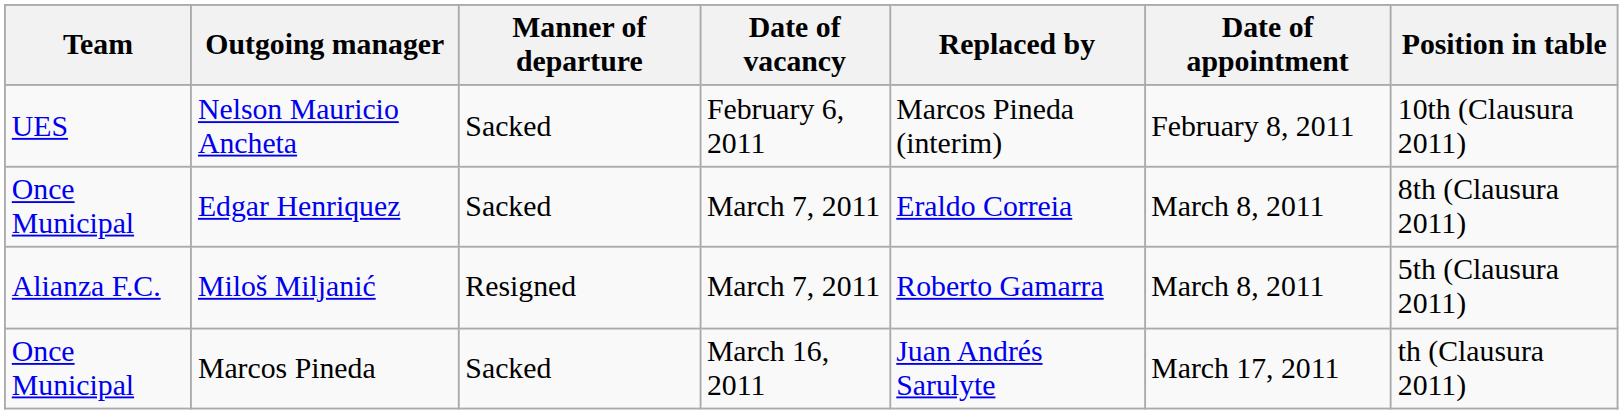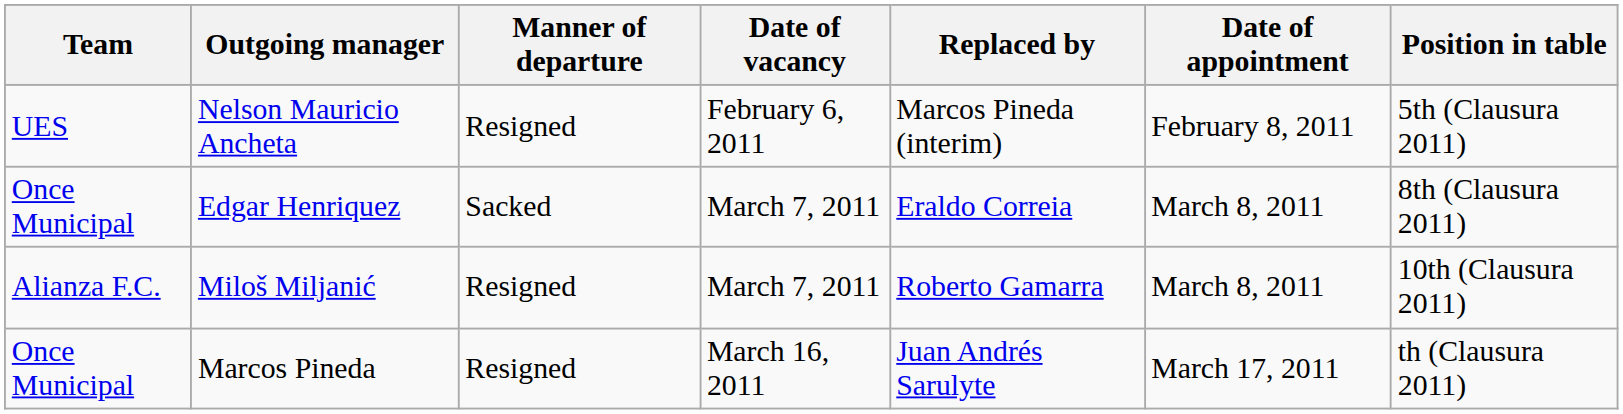(508, 125) Sacked -> (521, 125) Resigned
(1486, 125) 10th (Clausura 2011) -> (1478, 125) 5th (Clausura 2011)
(1478, 286) 5th (Clausura 2011) -> (1486, 286) 10th (Clausura 2011)
(508, 367) Sacked -> (521, 367) Resigned
